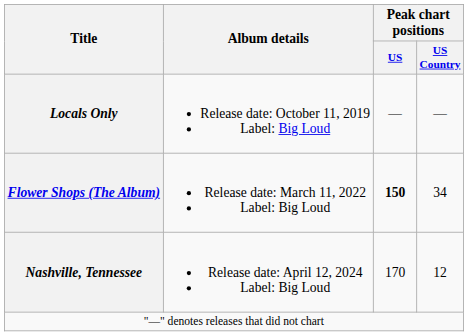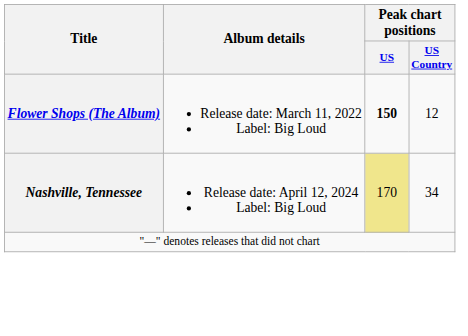- row: (84, 113)
(440, 192) 34 -> (432, 113) 12
(395, 272) no background -> (387, 192) khaki background
(440, 272) 12 -> (432, 192) 34
